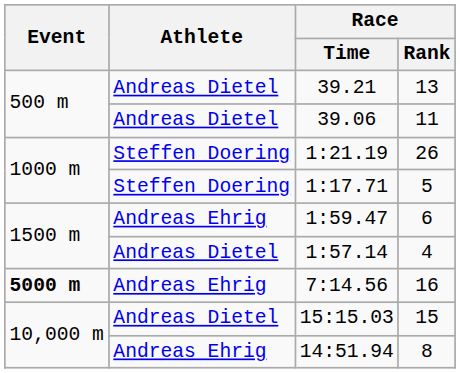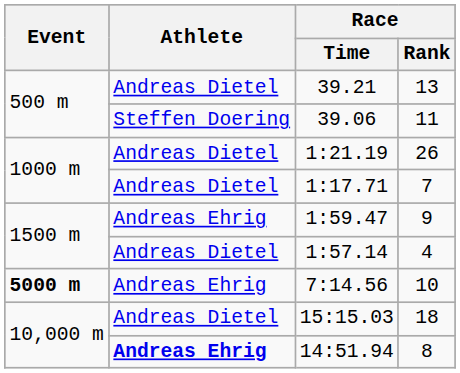(196, 120) Andreas Dietel -> (202, 120) Steffen Doering
(202, 153) Steffen Doering -> (196, 153) Andreas Dietel
(202, 186) Steffen Doering -> (196, 186) Andreas Dietel
(427, 186) 5 -> (427, 186) 7
(427, 219) 6 -> (427, 219) 9
(427, 285) 16 -> (427, 285) 10
(427, 318) 15 -> (427, 318) 18
(190, 351) normal -> (190, 351) bold
